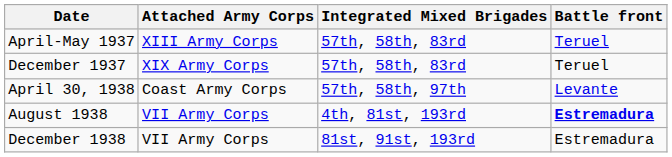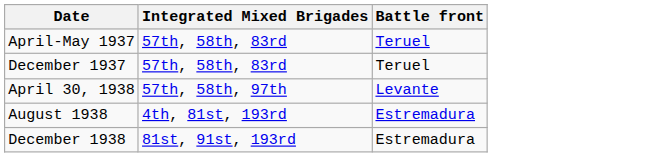- column: (228, 17)
(604, 115) bold -> (425, 115) normal
